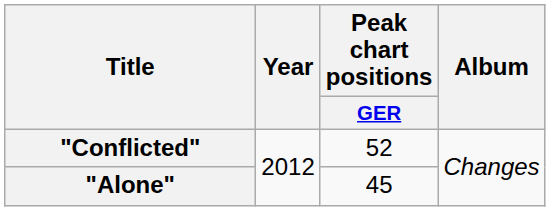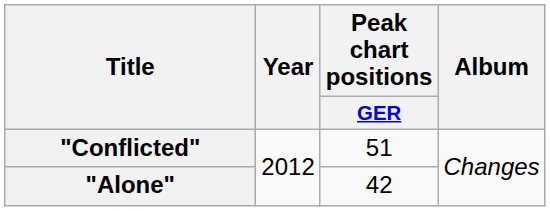(379, 147) 52 -> (379, 147) 51
(379, 185) 45 -> (379, 185) 42
